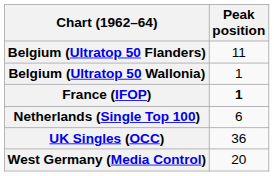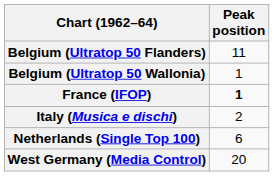+ row: (107, 116)
- row: (107, 138)
